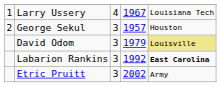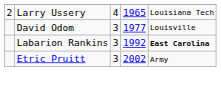(9, 12) 1 -> (9, 12) 2
(134, 12) 1967 -> (134, 12) 1965
- row: (51, 28)
(134, 43) 1979 -> (134, 28) 1977
(173, 43) khaki background -> (173, 28) no background
